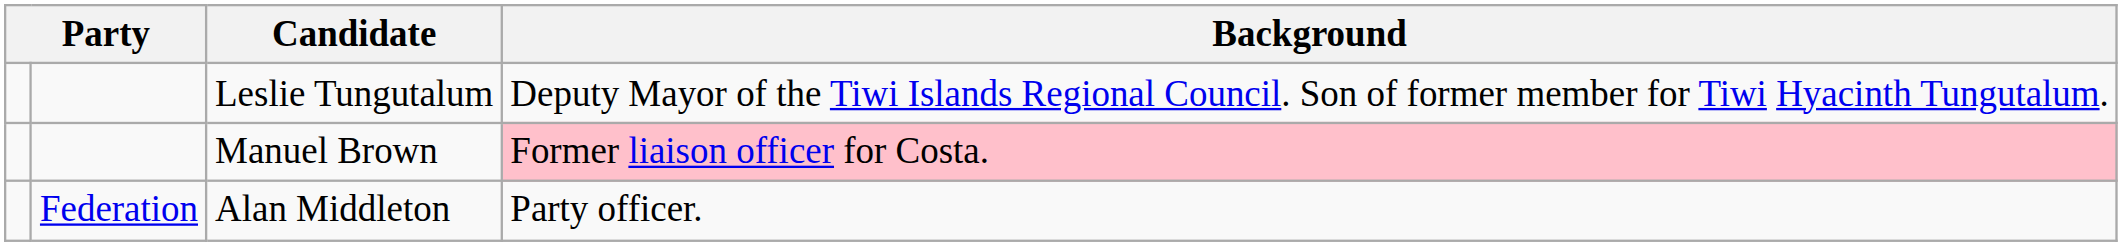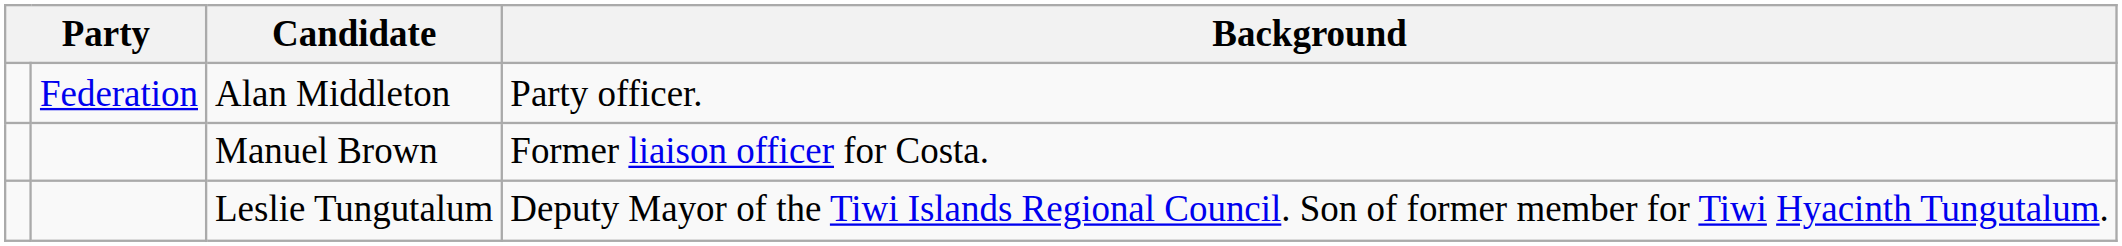rows swapped: (354, 92) <-> (333, 209)
(750, 151) pink background -> (750, 151) no background
